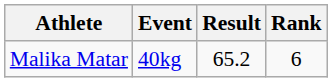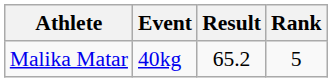(296, 58) 6 -> (296, 58) 5
